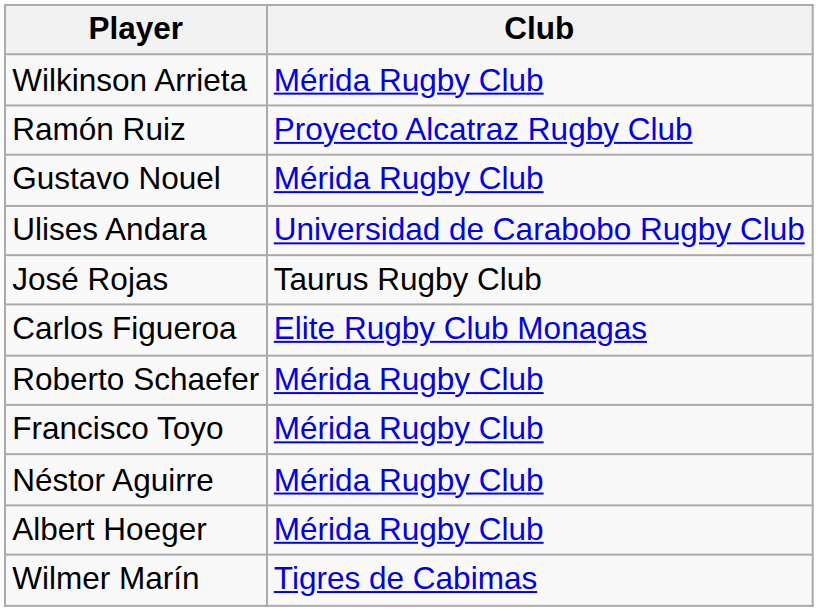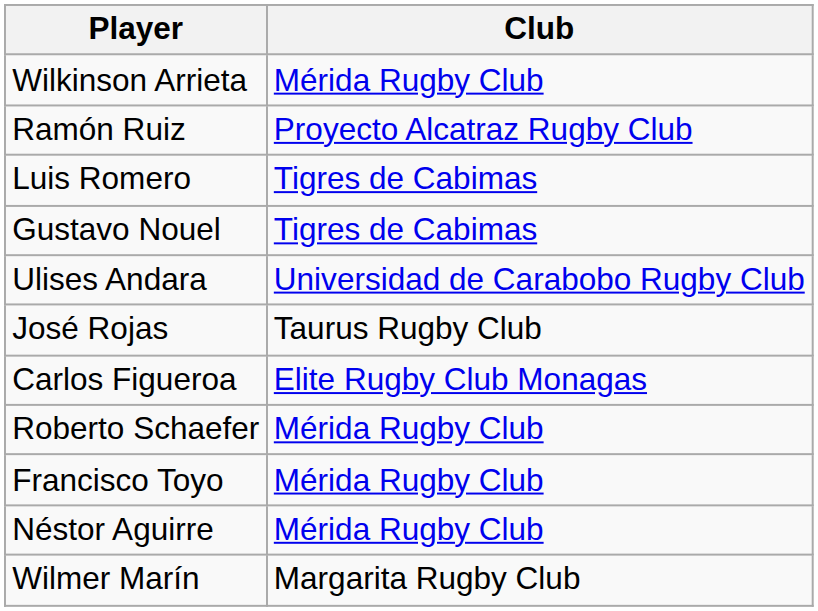+ row: (102, 179)
(409, 179) Mérida Rugby Club -> (406, 229) Tigres de Cabimas
- row: (109, 529)
(406, 579) Tigres de Cabimas -> (427, 579) Margarita Rugby Club
